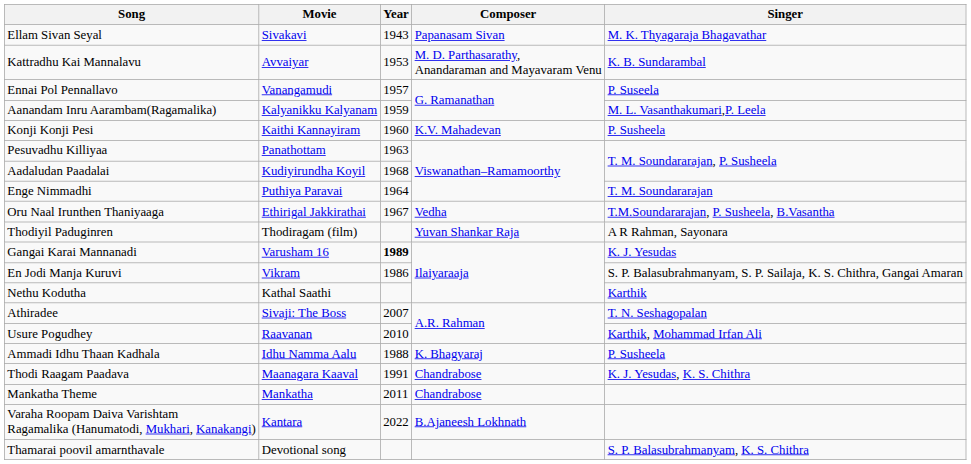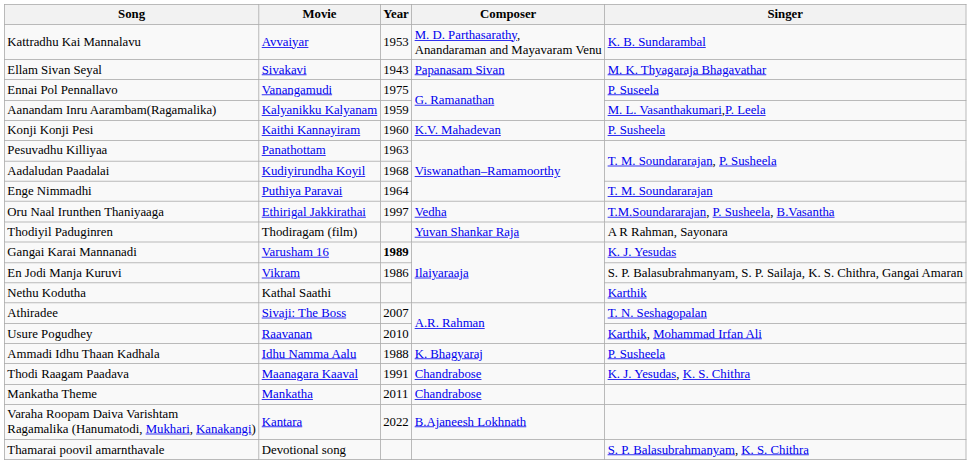rows swapped: (55, 34) <-> (74, 62)
(396, 89) 1957 -> (396, 89) 1975
(396, 211) 1967 -> (396, 211) 1997
